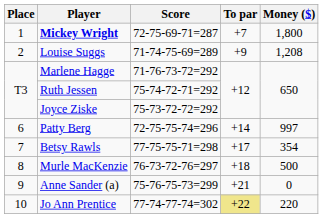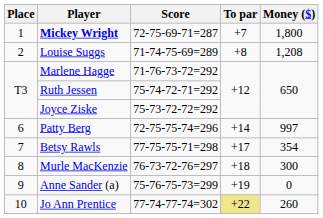(240, 52) +9 -> (240, 52) +8
(289, 166) 500 -> (289, 166) 300
(240, 185) +21 -> (240, 185) +19
(289, 204) 220 -> (289, 204) 260
